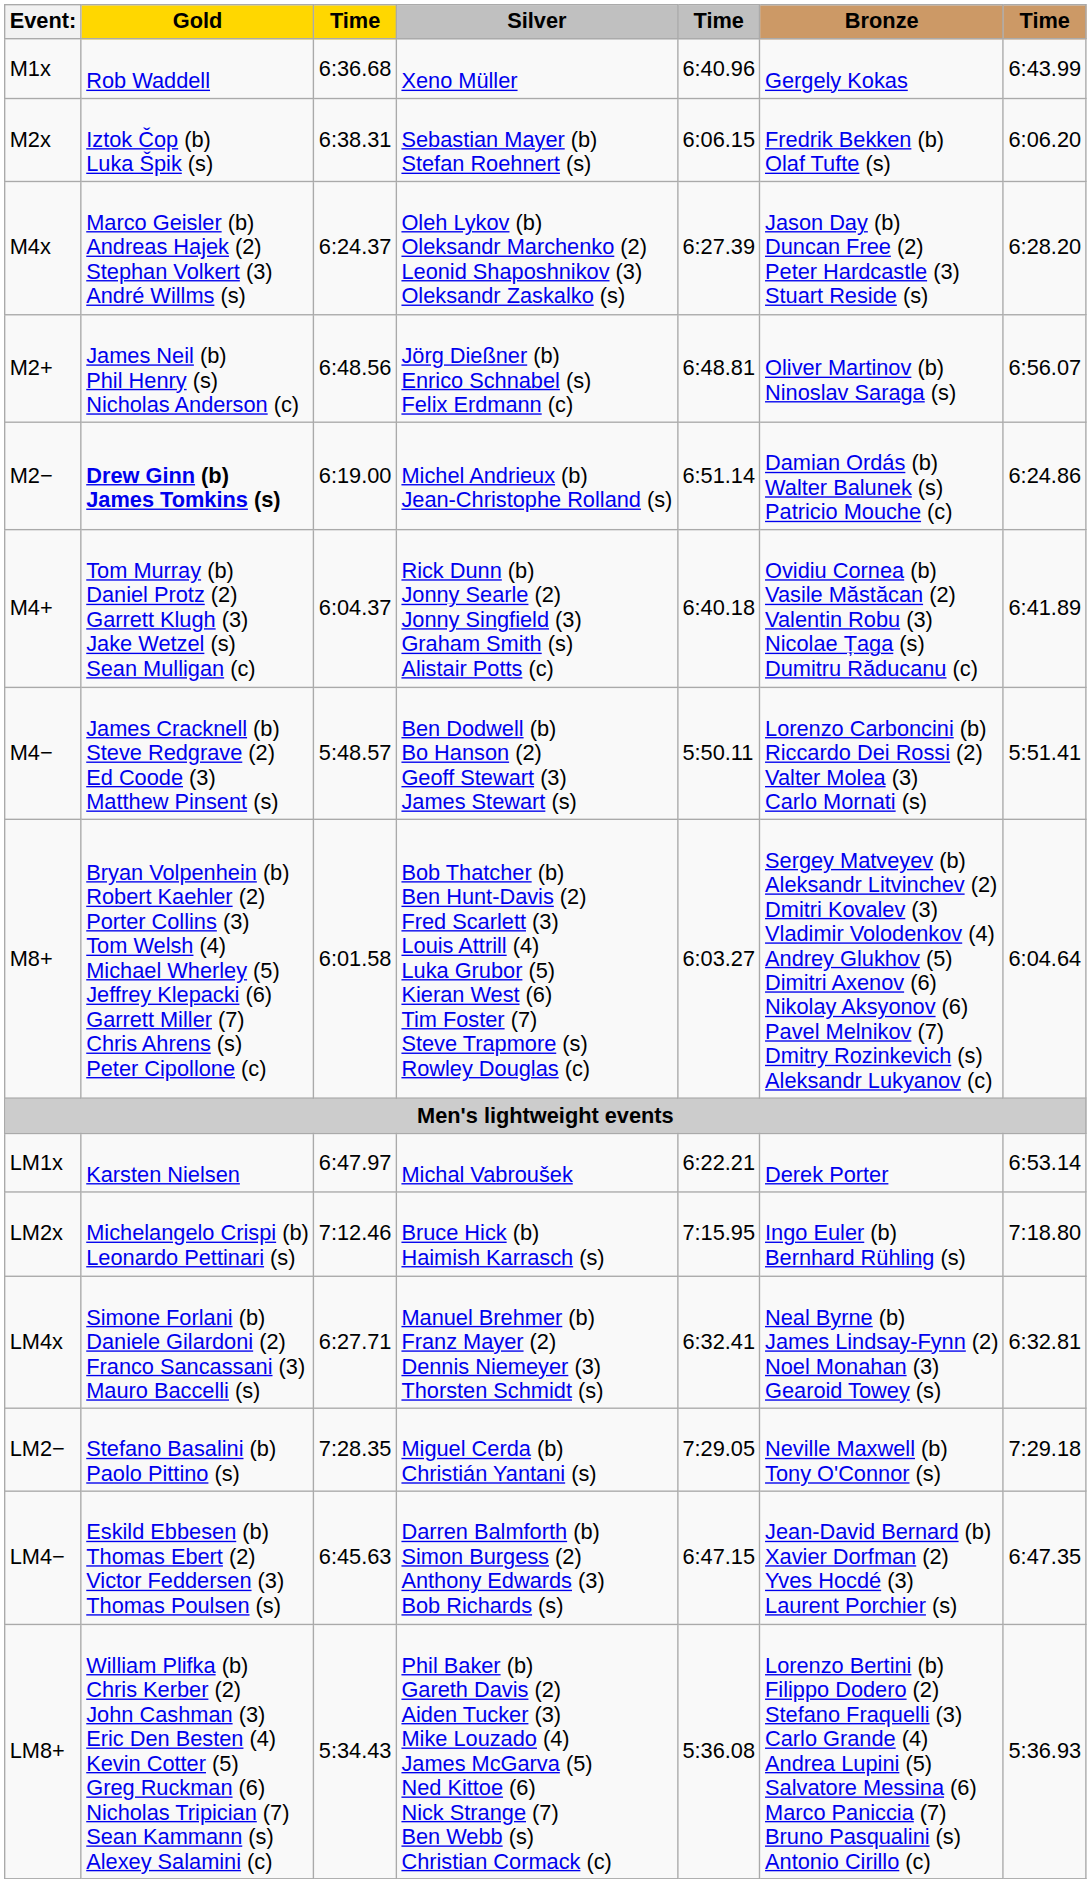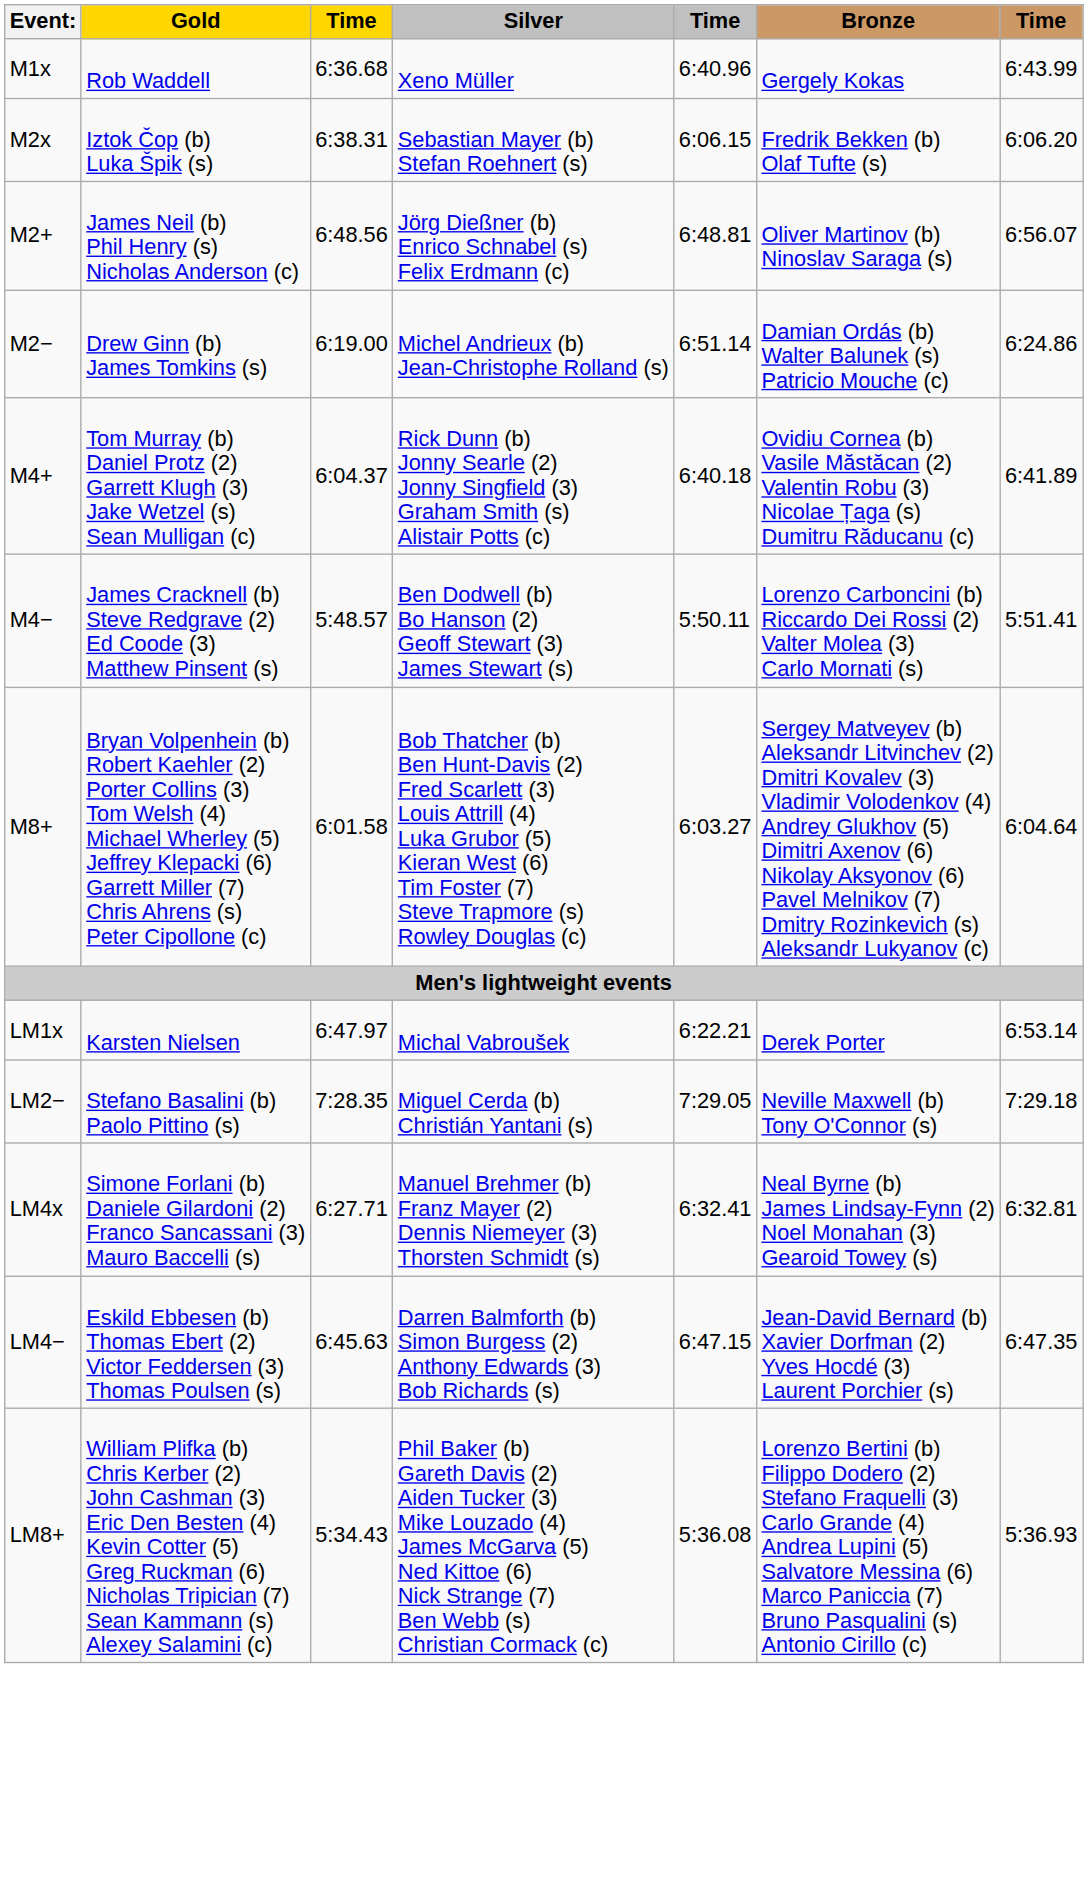- row: (30, 247)
(183, 488) bold -> (177, 355) normal
- row: (36, 1233)
rows swapped: (36, 1341) <-> (37, 1449)
